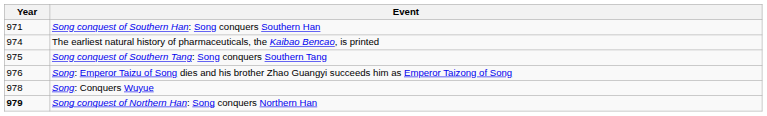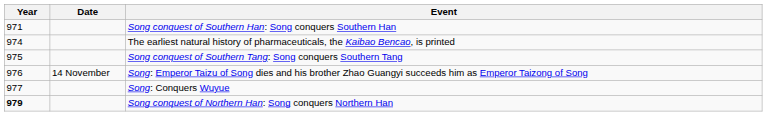+ column: (88, 12)
(15, 88) 978 -> (15, 88) 977
